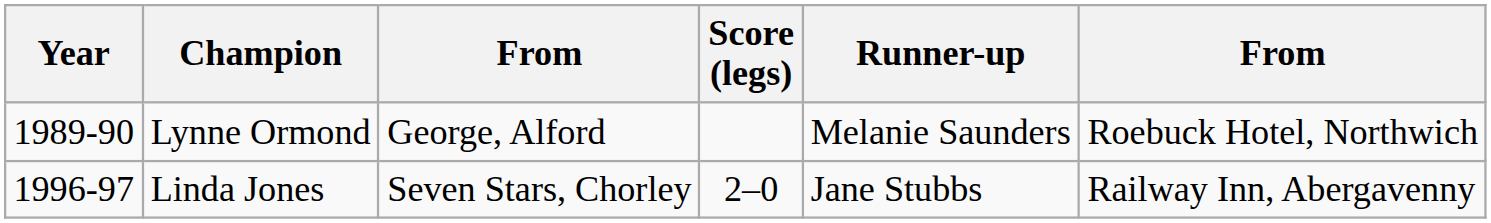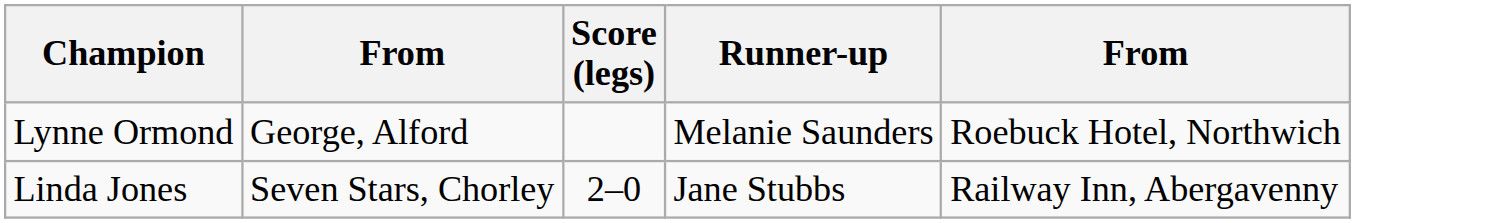- column: (74, 53)
